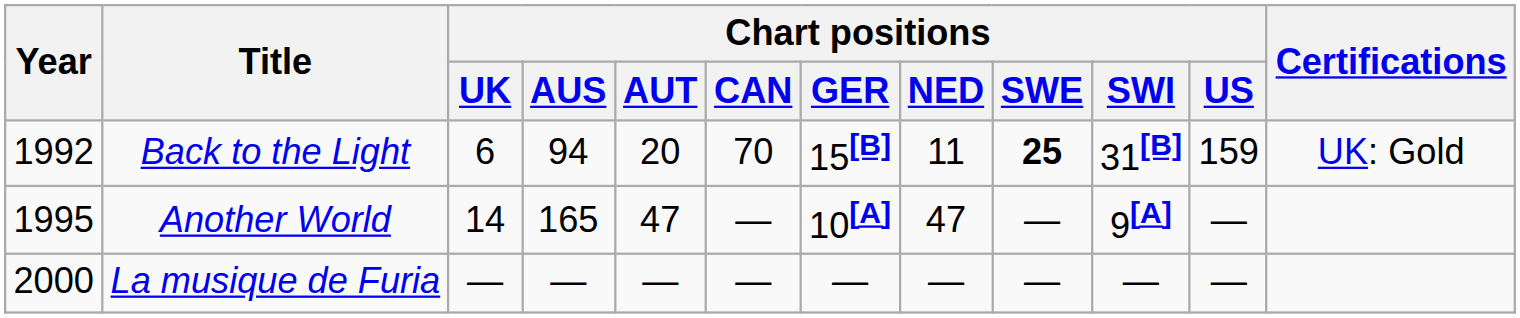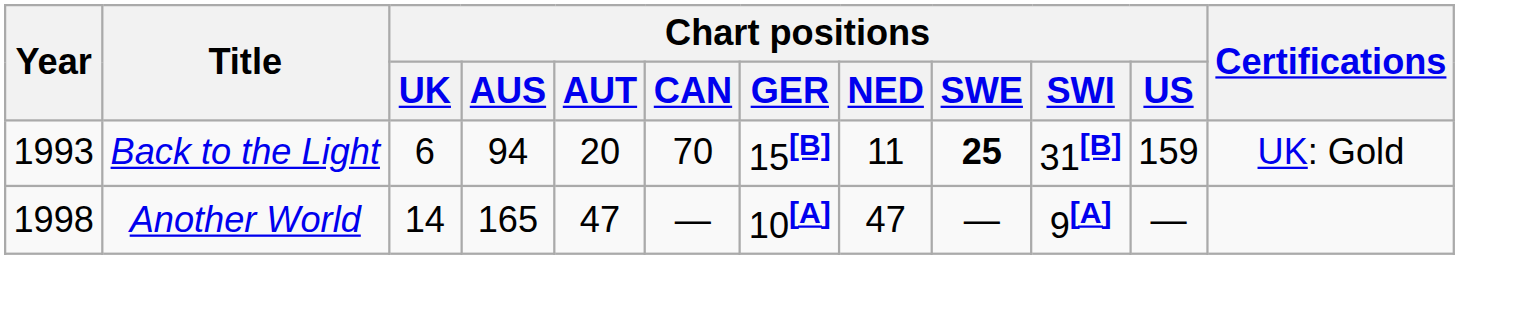(54, 152) 1992 -> (54, 152) 1993
(54, 219) 1995 -> (54, 219) 1998
- row: (275, 282)
